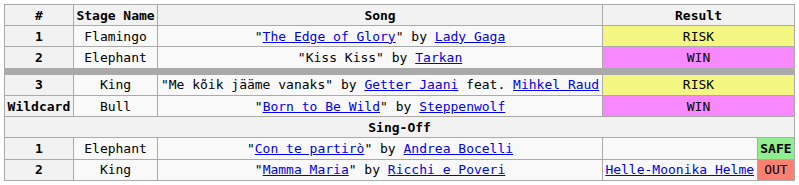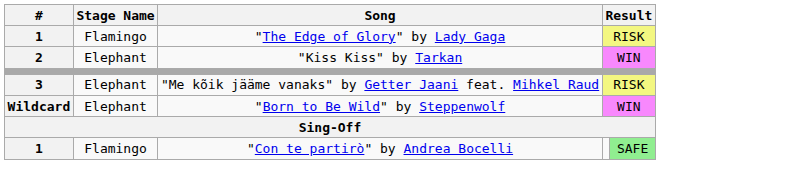(116, 85) King -> (116, 85) Elephant
(116, 106) Bull -> (116, 106) Elephant
(116, 148) Elephant -> (116, 148) Flamingo
(776, 148) bold -> (633, 148) normal
- row: (39, 170)
